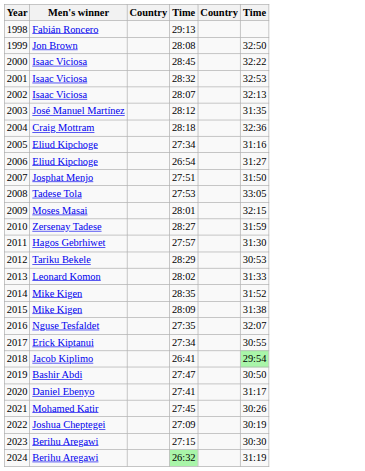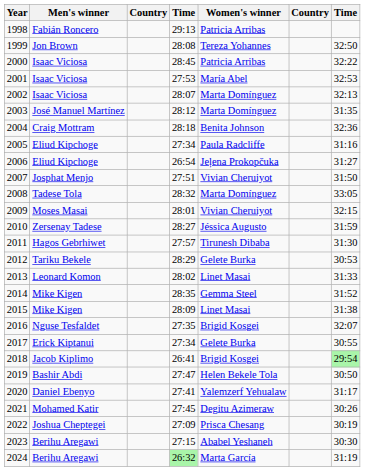+ column: (243, 12)
(184, 78) 28:32 -> (184, 78) 27:53
(184, 194) 27:53 -> (184, 194) 28:32
